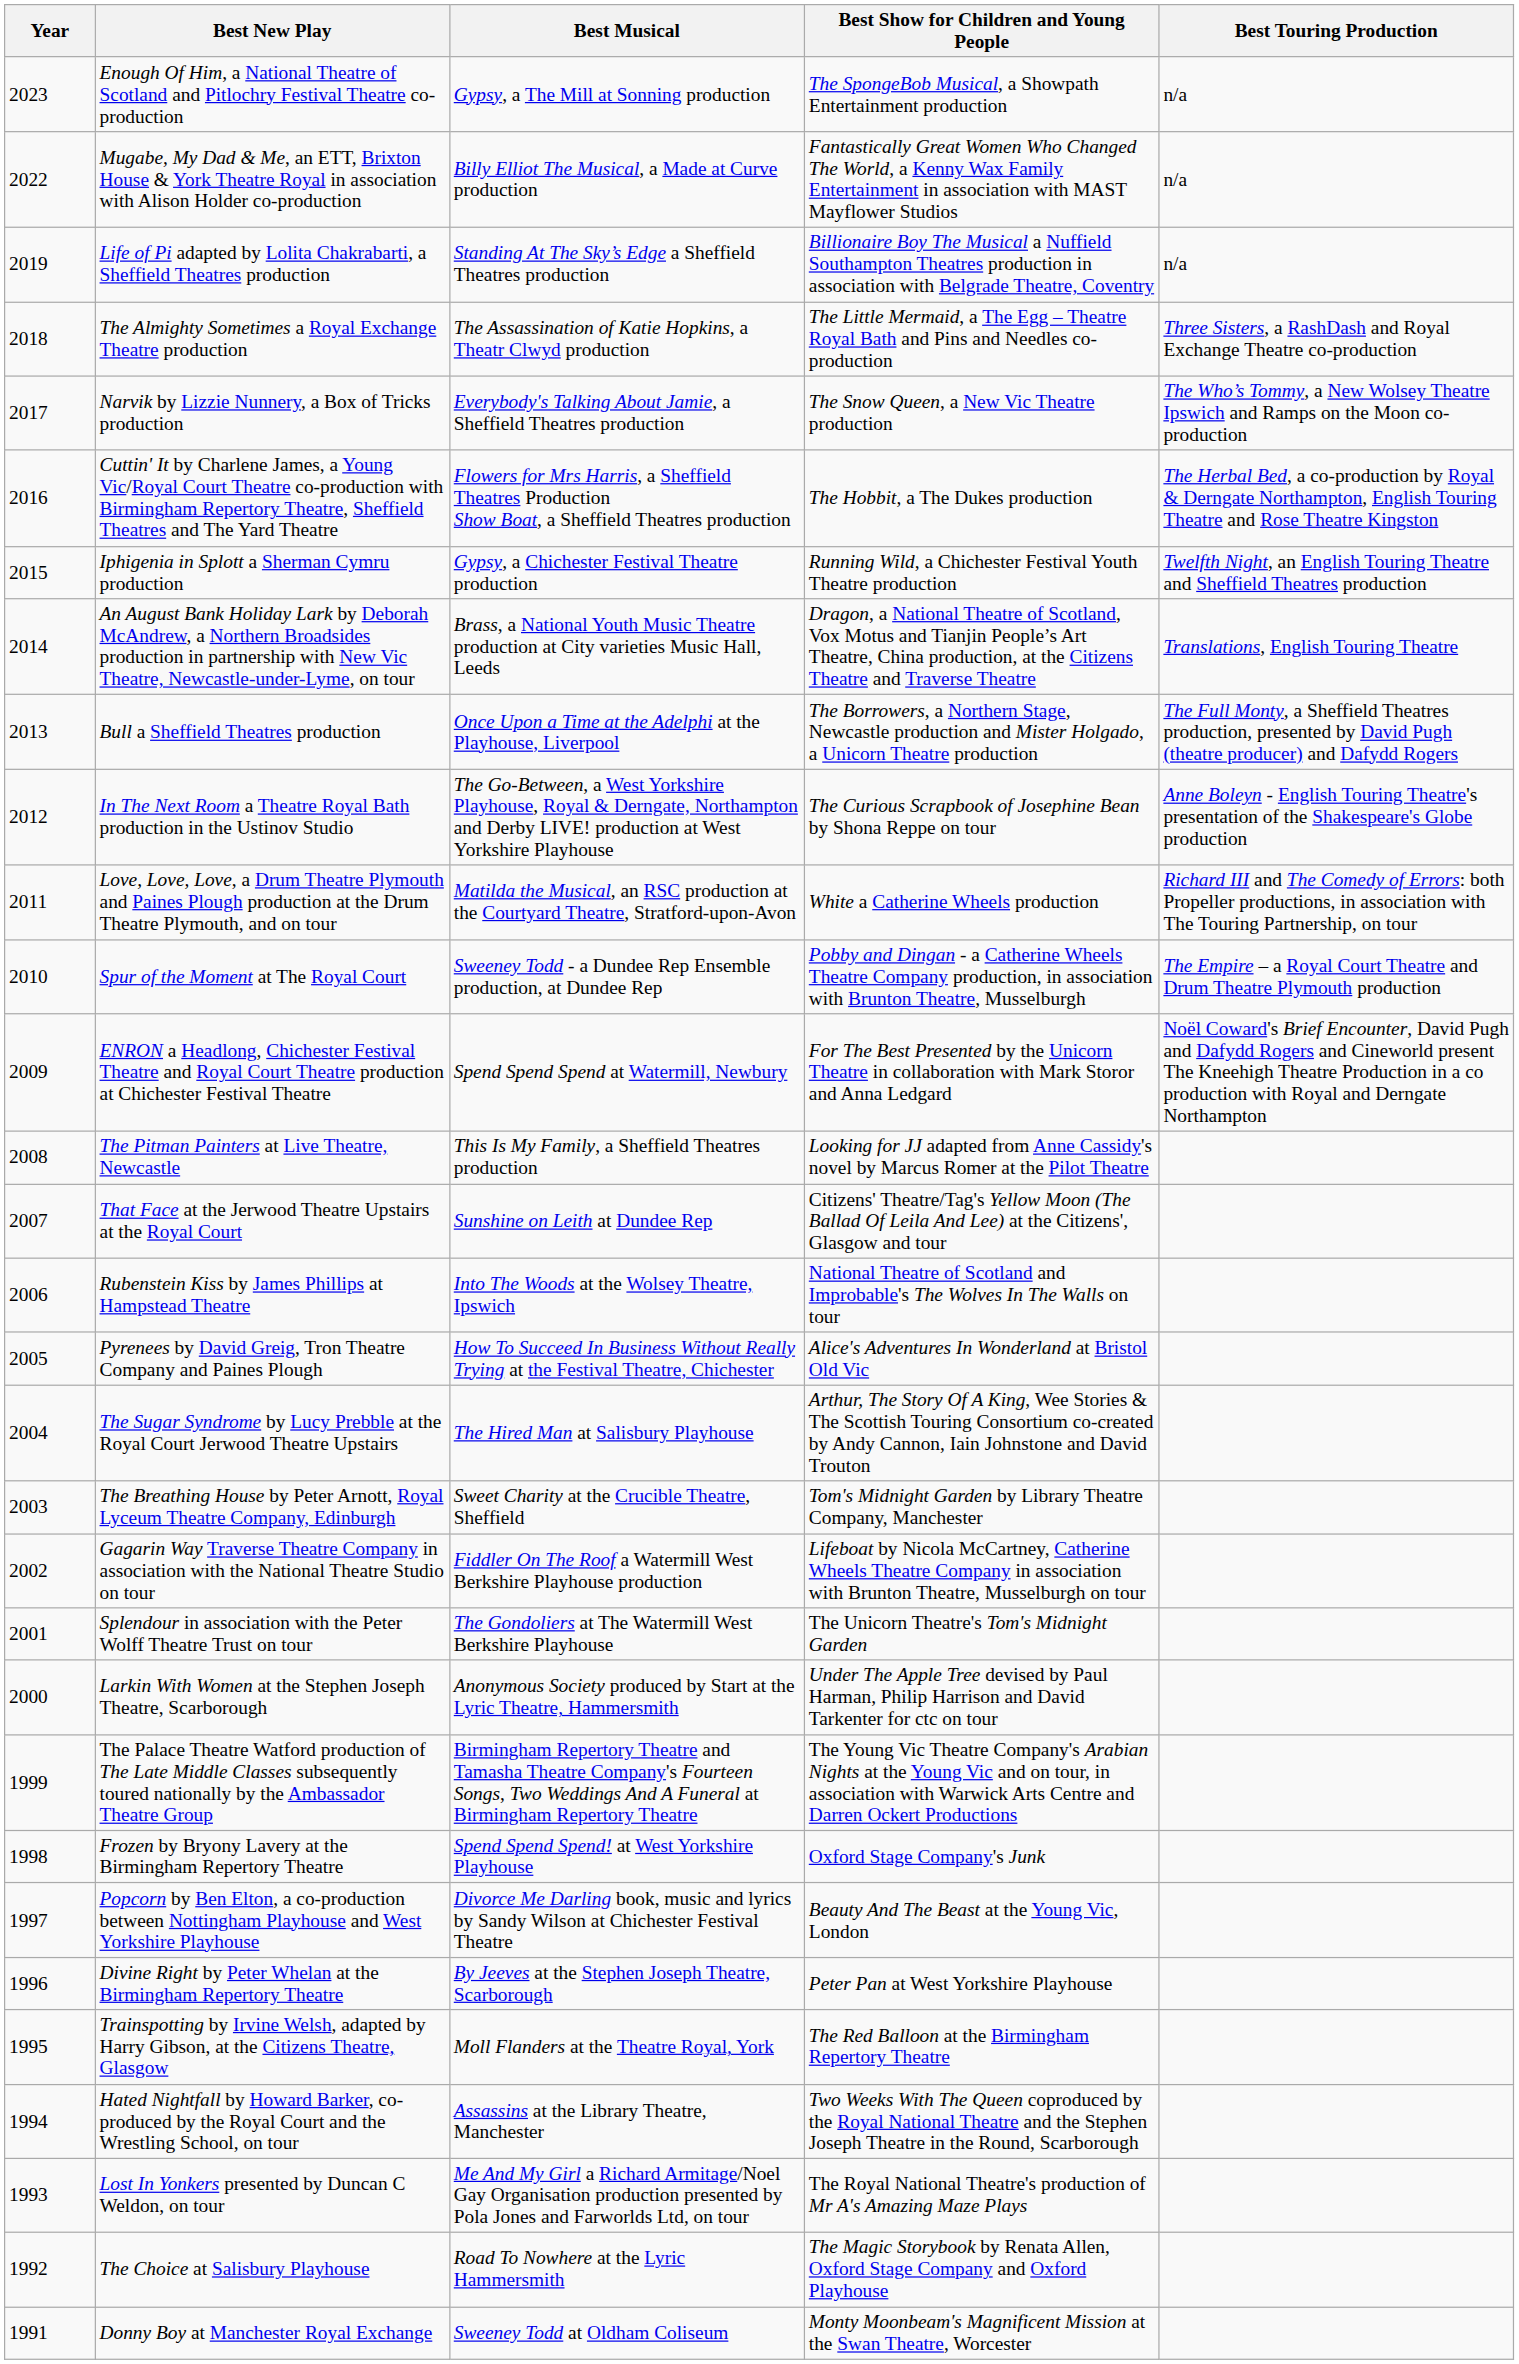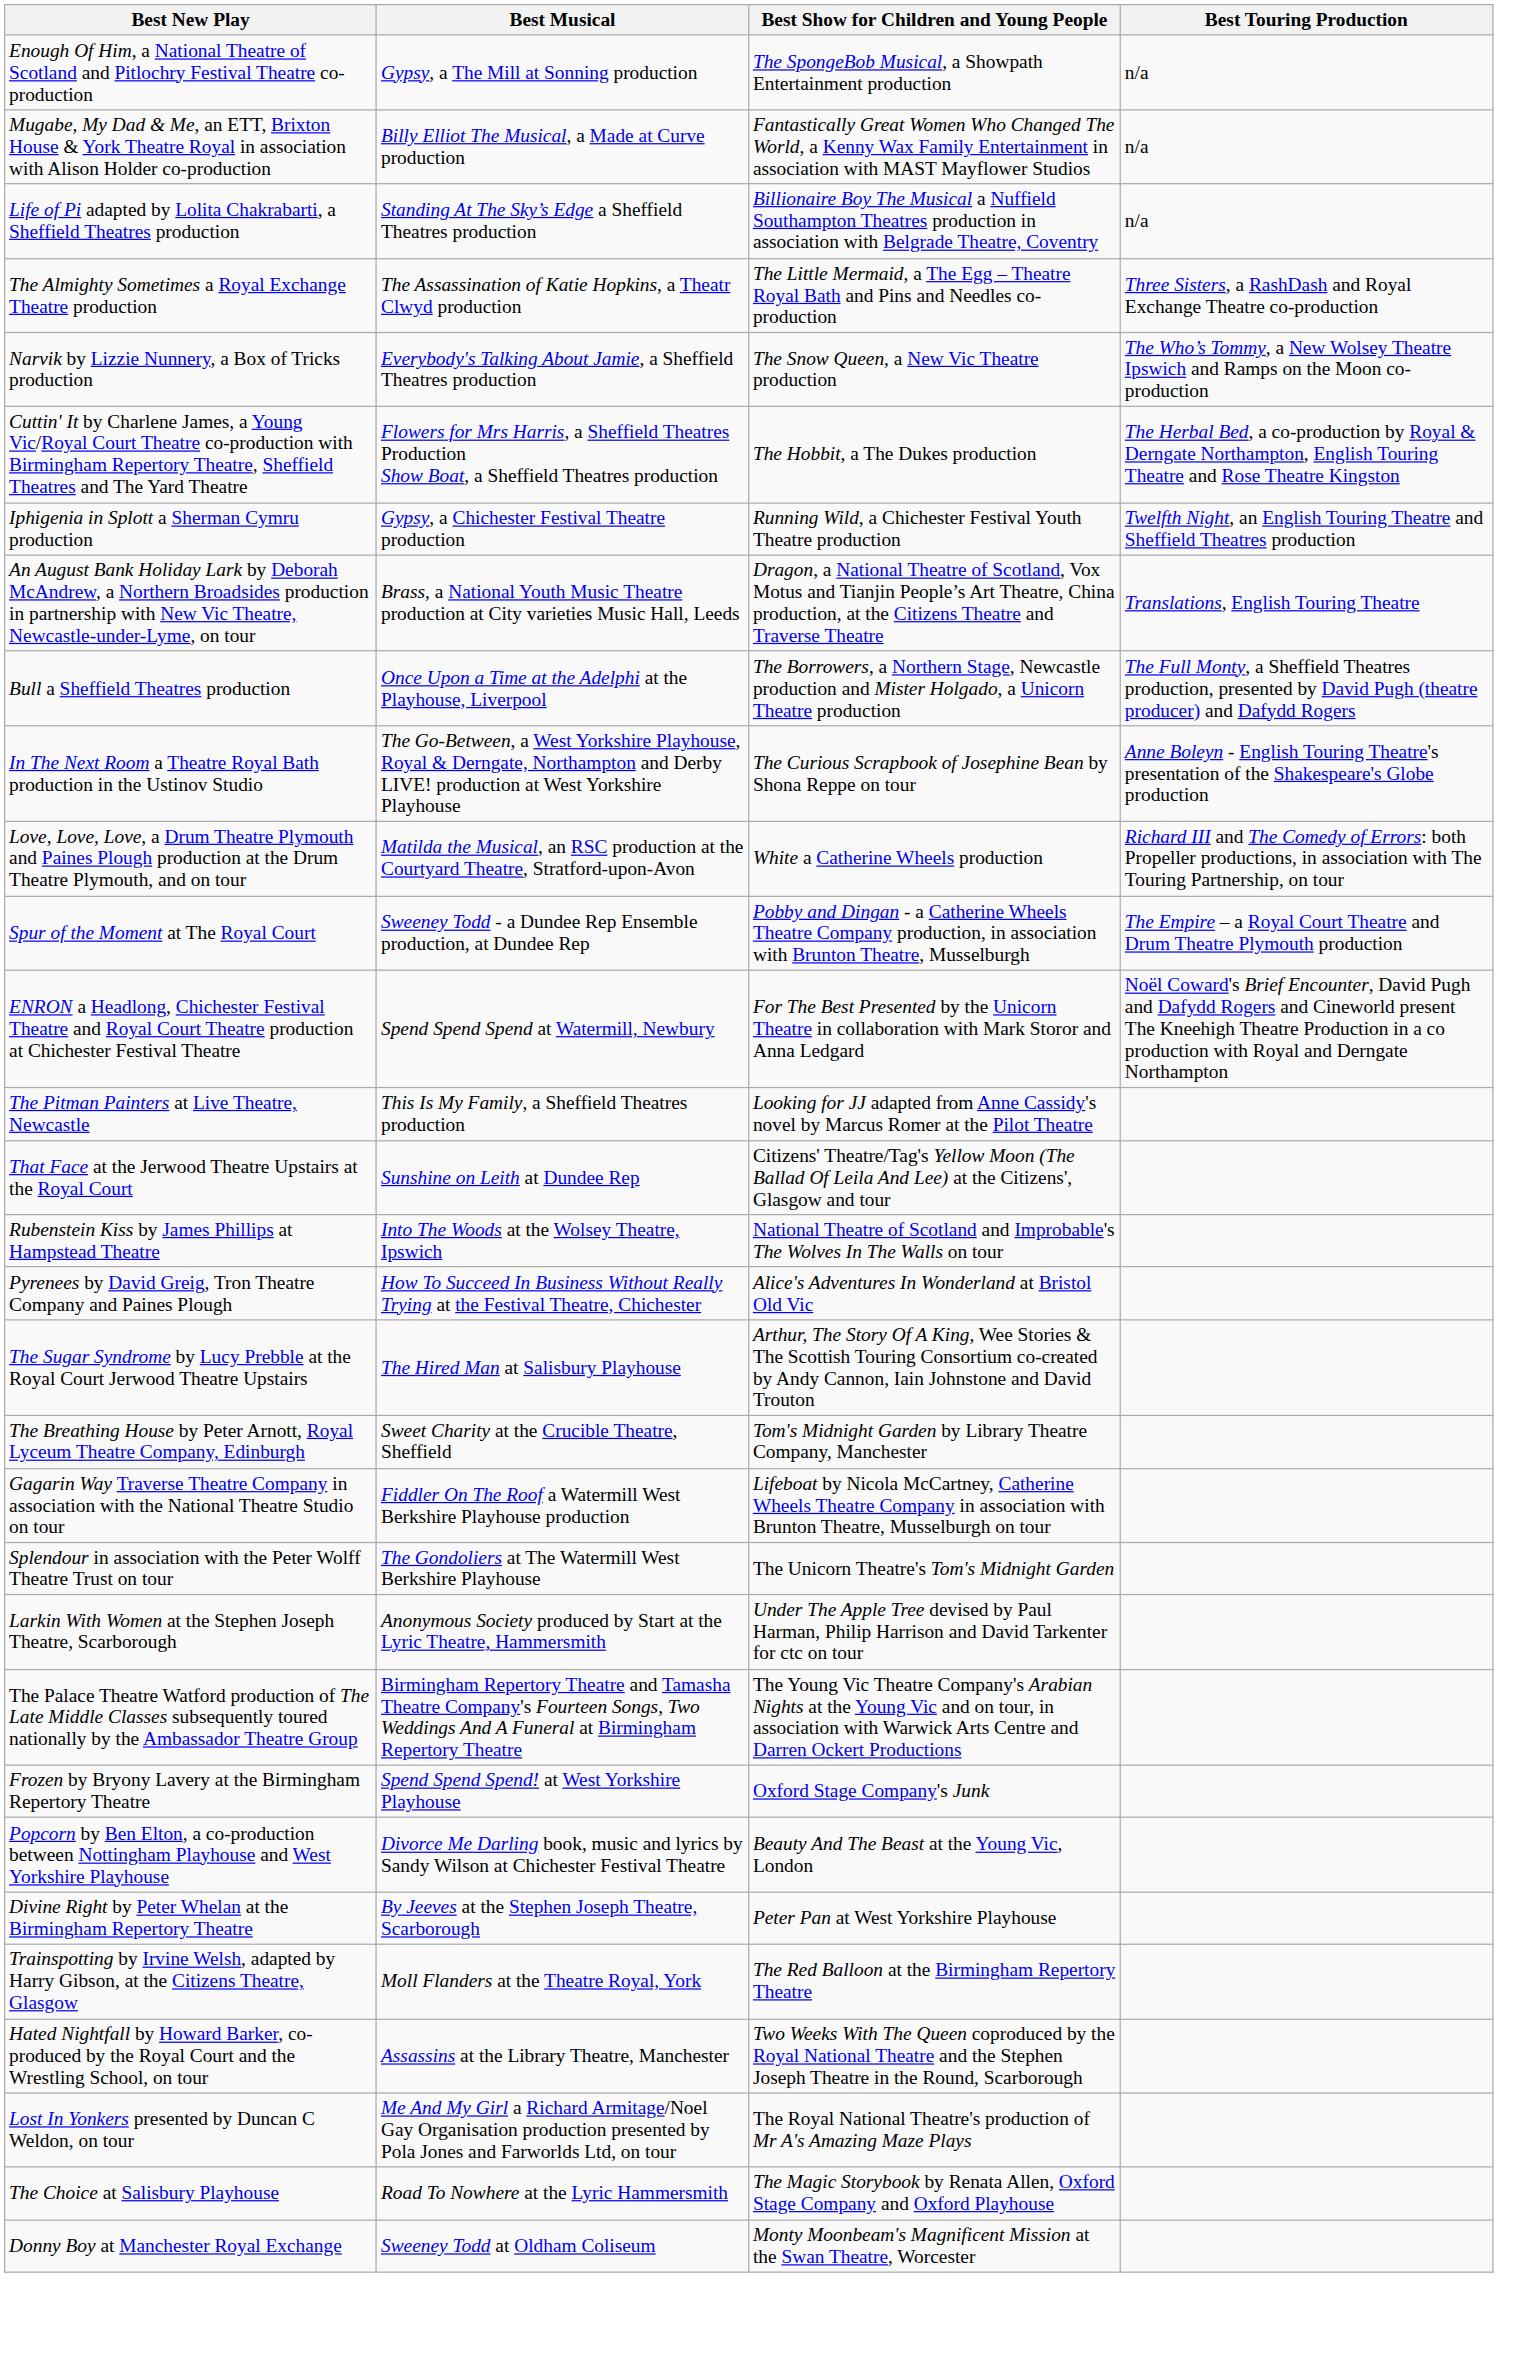- column: (50, 30)
